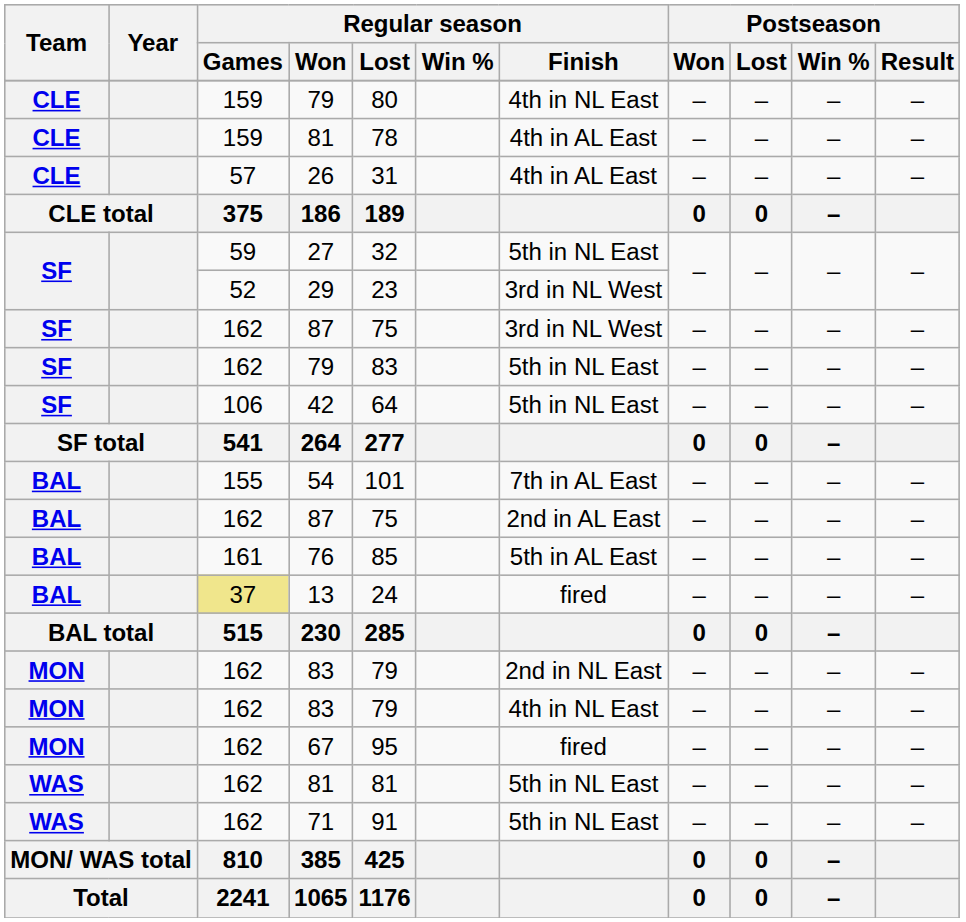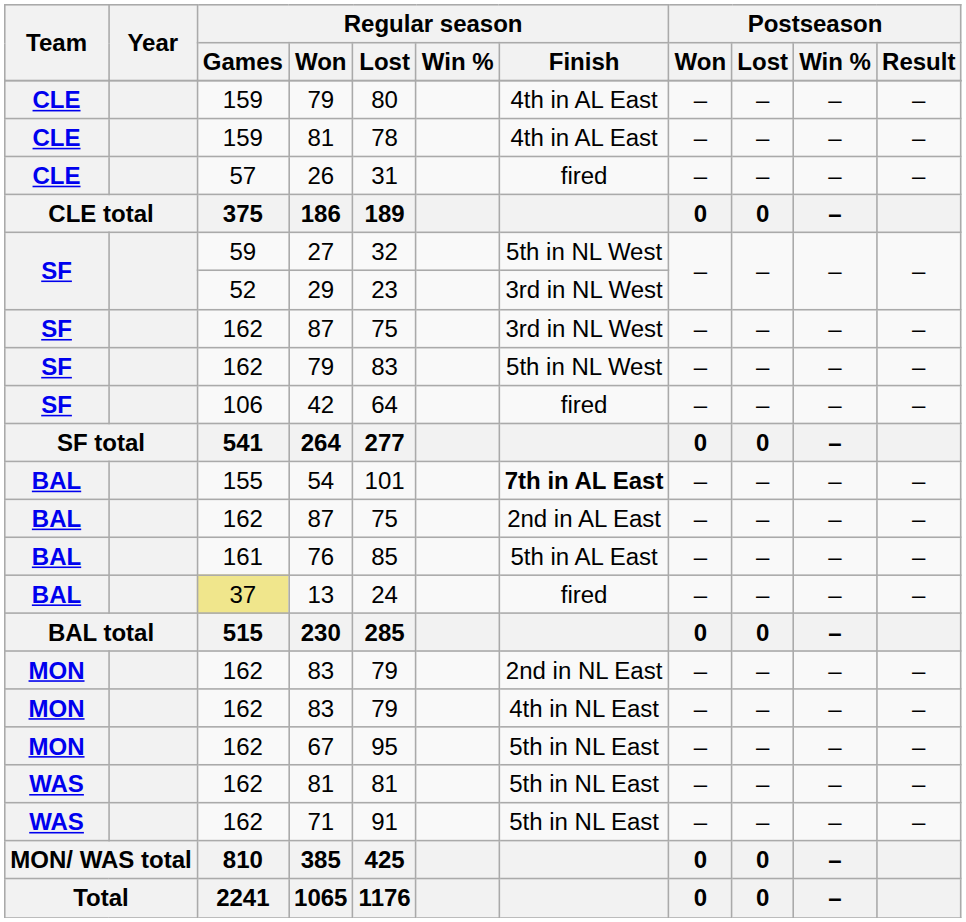(583, 100) 4th in NL East -> (584, 100) 4th in AL East
(583, 176) 4th in AL East -> (584, 176) fired
(583, 252) 5th in NL East -> (584, 252) 5th in NL West
(583, 366) 5th in NL East -> (584, 366) 5th in NL West
(583, 404) 5th in NL East -> (584, 404) fired
(583, 480) normal -> (584, 480) bold
(583, 746) fired -> (584, 746) 5th in NL East
